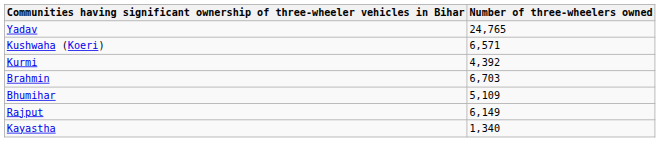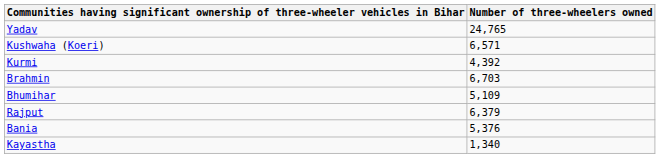(485, 112) 6,149 -> (485, 112) 6,379
+ row: (22, 128)
